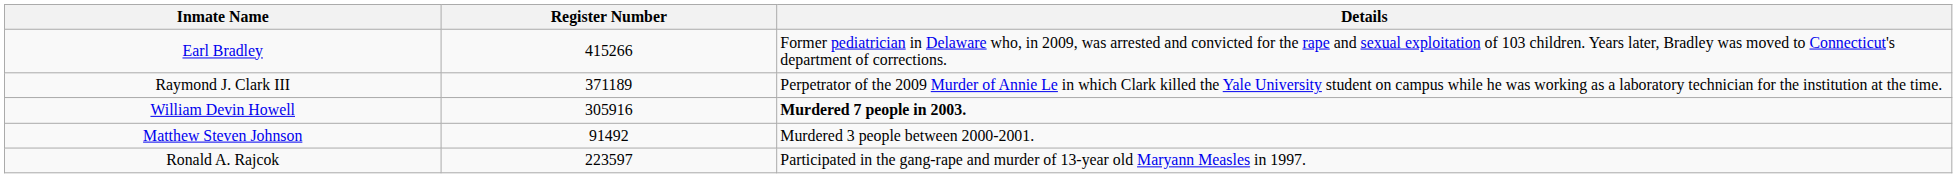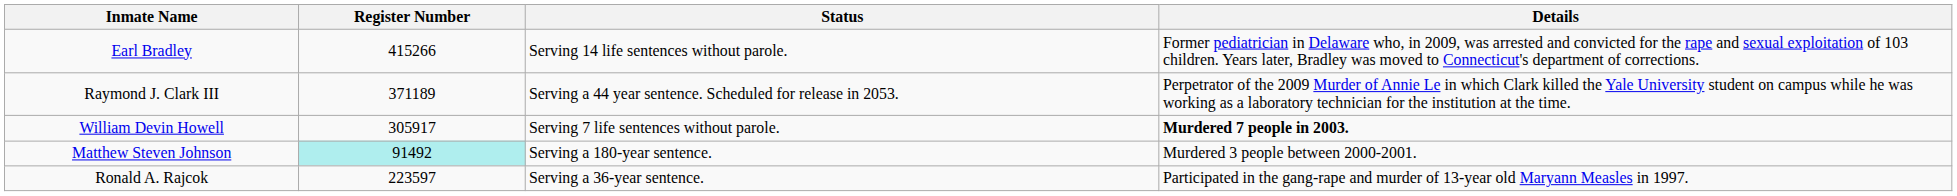+ column: (842, 17)
(609, 110) 305916 -> (412, 128) 305917
(609, 135) no background -> (412, 153) paleturquoise background
